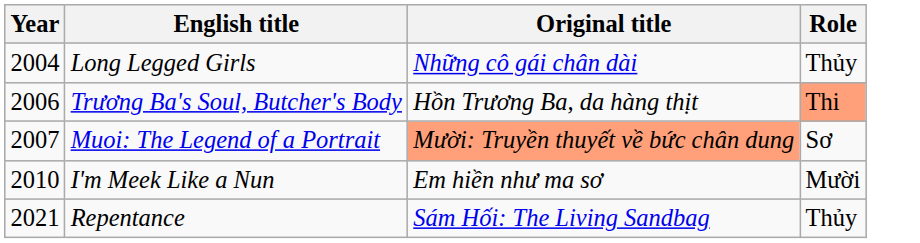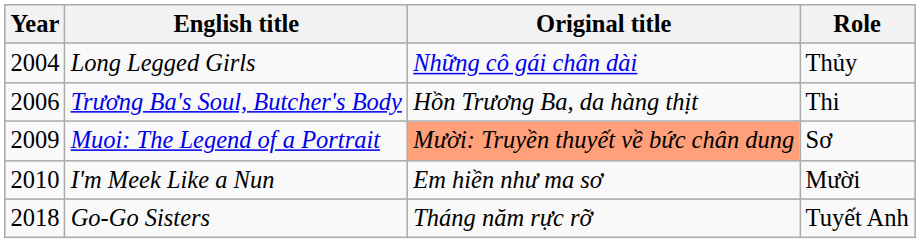(823, 101) lightsalmon background -> (823, 101) no background
(35, 140) 2007 -> (35, 140) 2009
+ row: (140, 218)
- row: (128, 218)
